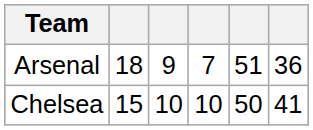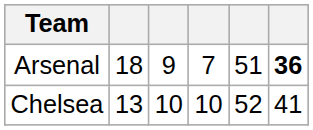(288, 64) normal -> (288, 64) bold
(129, 104) 15 -> (129, 104) 13
(248, 104) 50 -> (248, 104) 52
